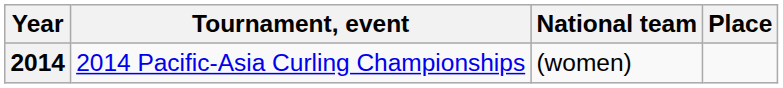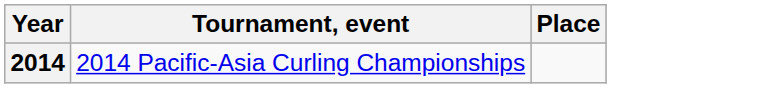- column: (617, 23)
